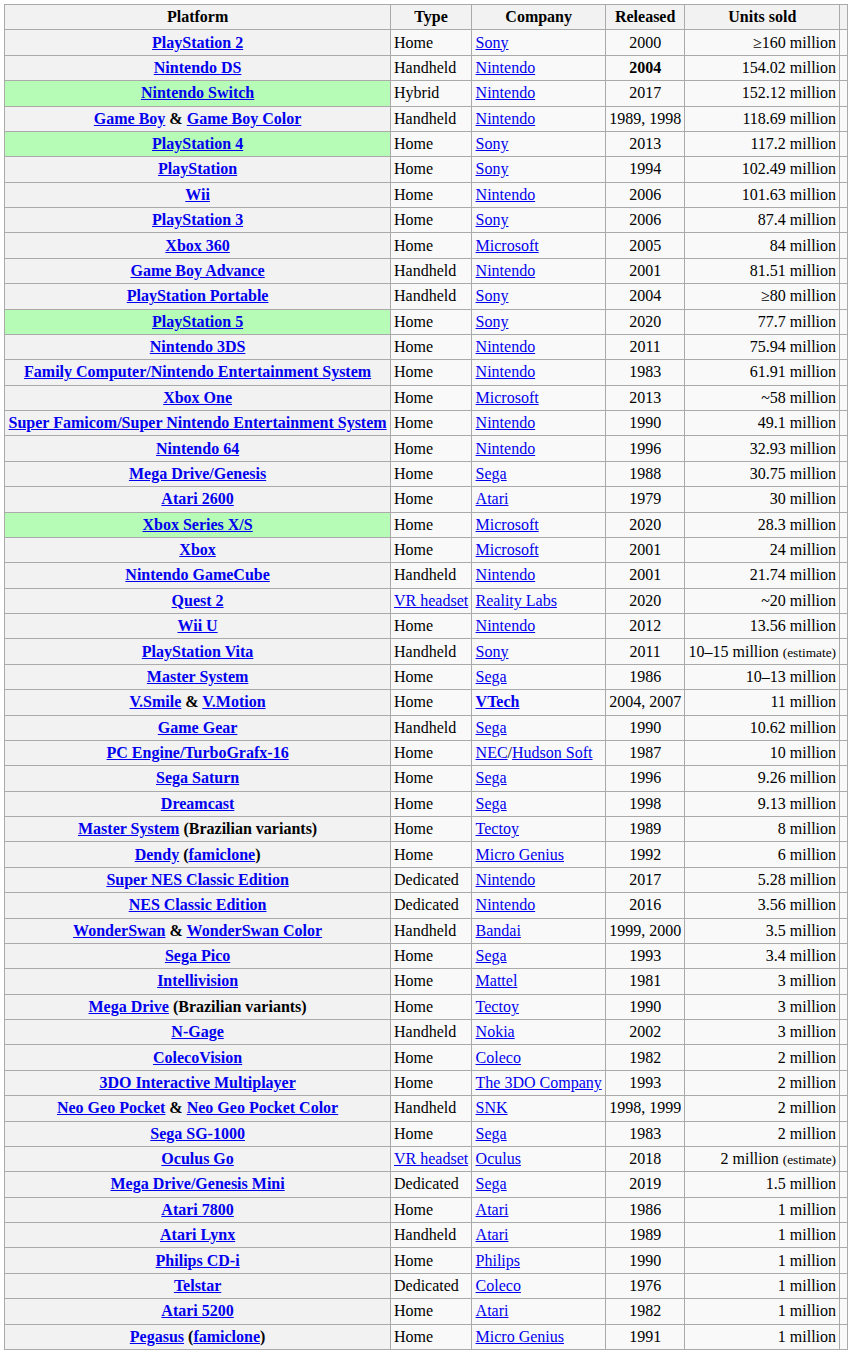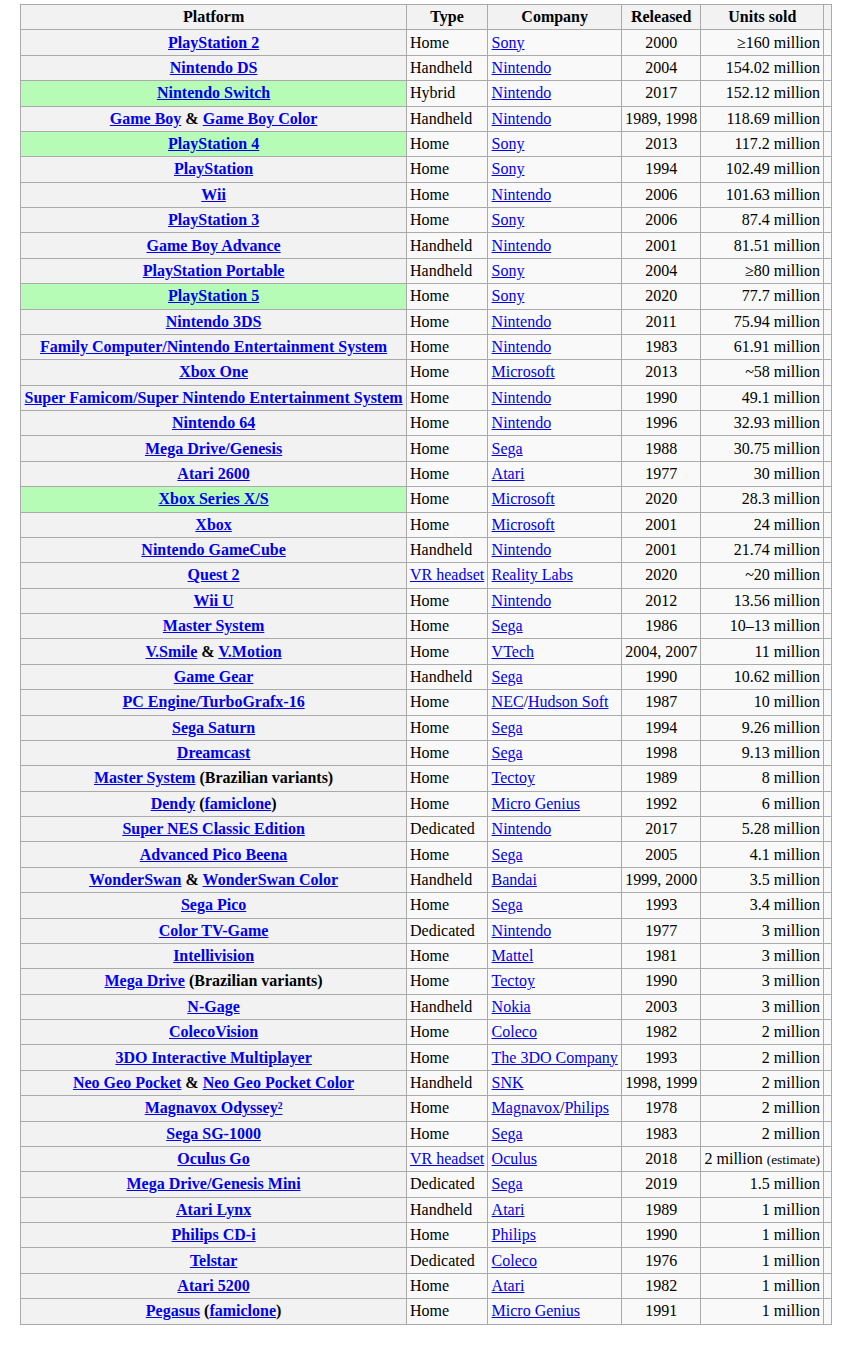(645, 67) bold -> (661, 67) normal
- row: (198, 245)
(645, 499) 1979 -> (661, 473) 1977
- row: (198, 651)
(498, 702) bold -> (513, 651) normal
(645, 778) 1996 -> (661, 727) 1994
+ row: (214, 854)
- row: (198, 905)
+ row: (214, 930)
(645, 1032) 2002 -> (661, 1006) 2003
+ row: (214, 1108)
- row: (198, 1209)
